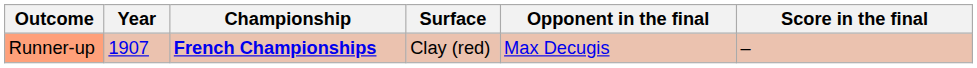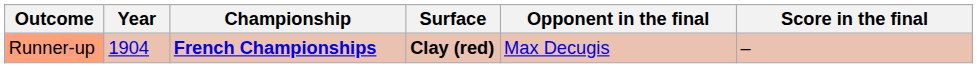(129, 47) 1907 -> (129, 47) 1904
(450, 47) normal -> (452, 47) bold
